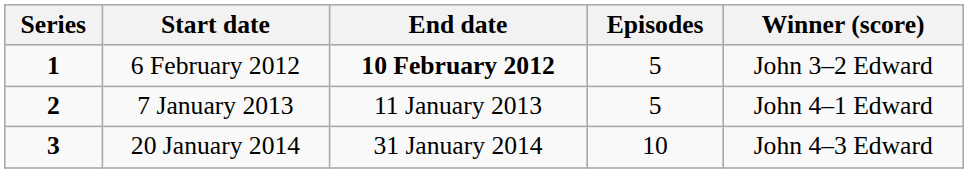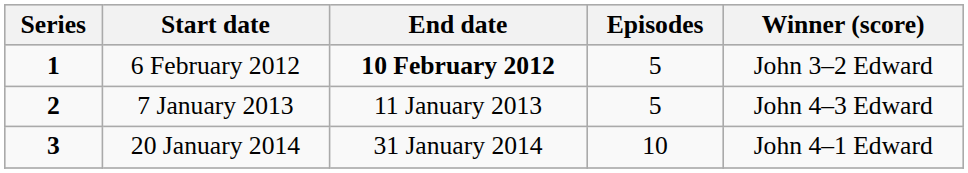(843, 106) John 4–1 Edward -> (843, 106) John 4–3 Edward
(843, 146) John 4–3 Edward -> (843, 146) John 4–1 Edward
